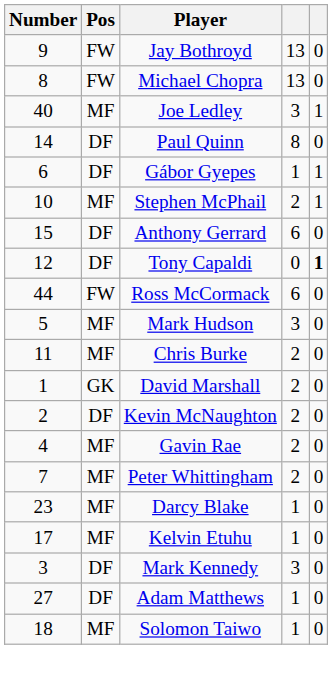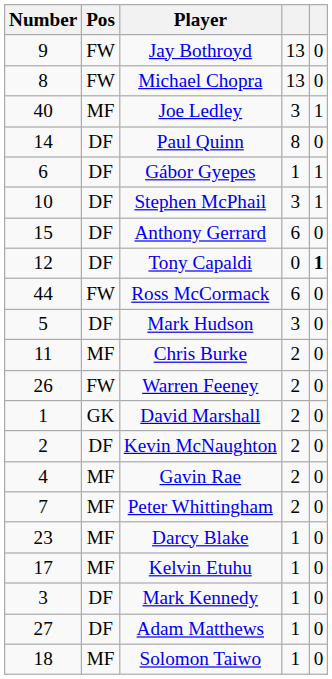(101, 202) MF -> (101, 202) DF
(295, 202) 2 -> (295, 202) 3
(101, 324) MF -> (101, 324) DF
+ row: (200, 385)
(295, 567) 3 -> (295, 598) 1
